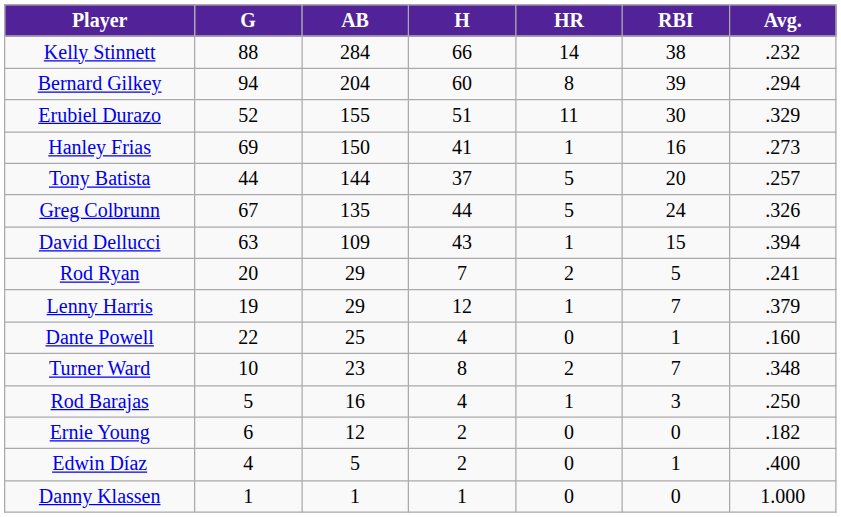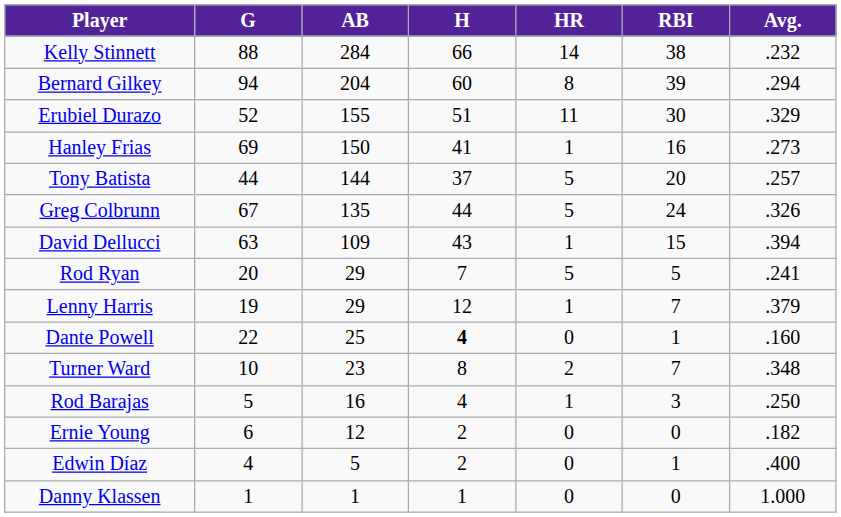(569, 274) 2 -> (569, 274) 5
(462, 337) normal -> (462, 337) bold
